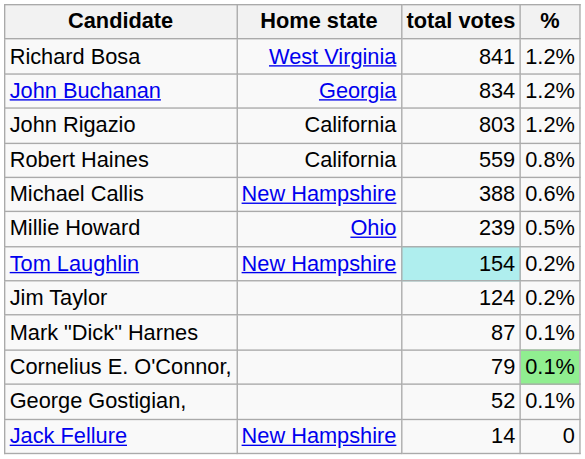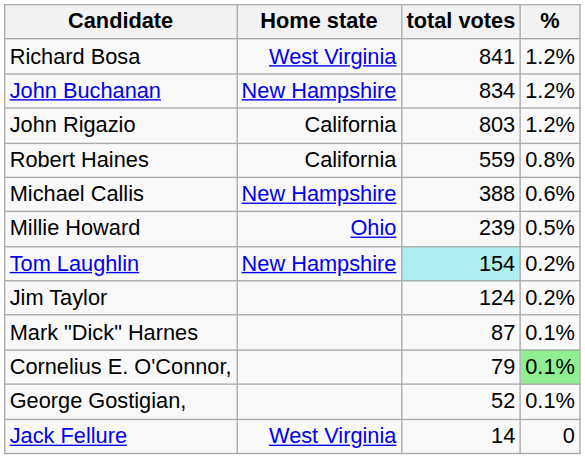(358, 90) Georgia -> (319, 90) New Hampshire
(319, 435) New Hampshire -> (333, 435) West Virginia
